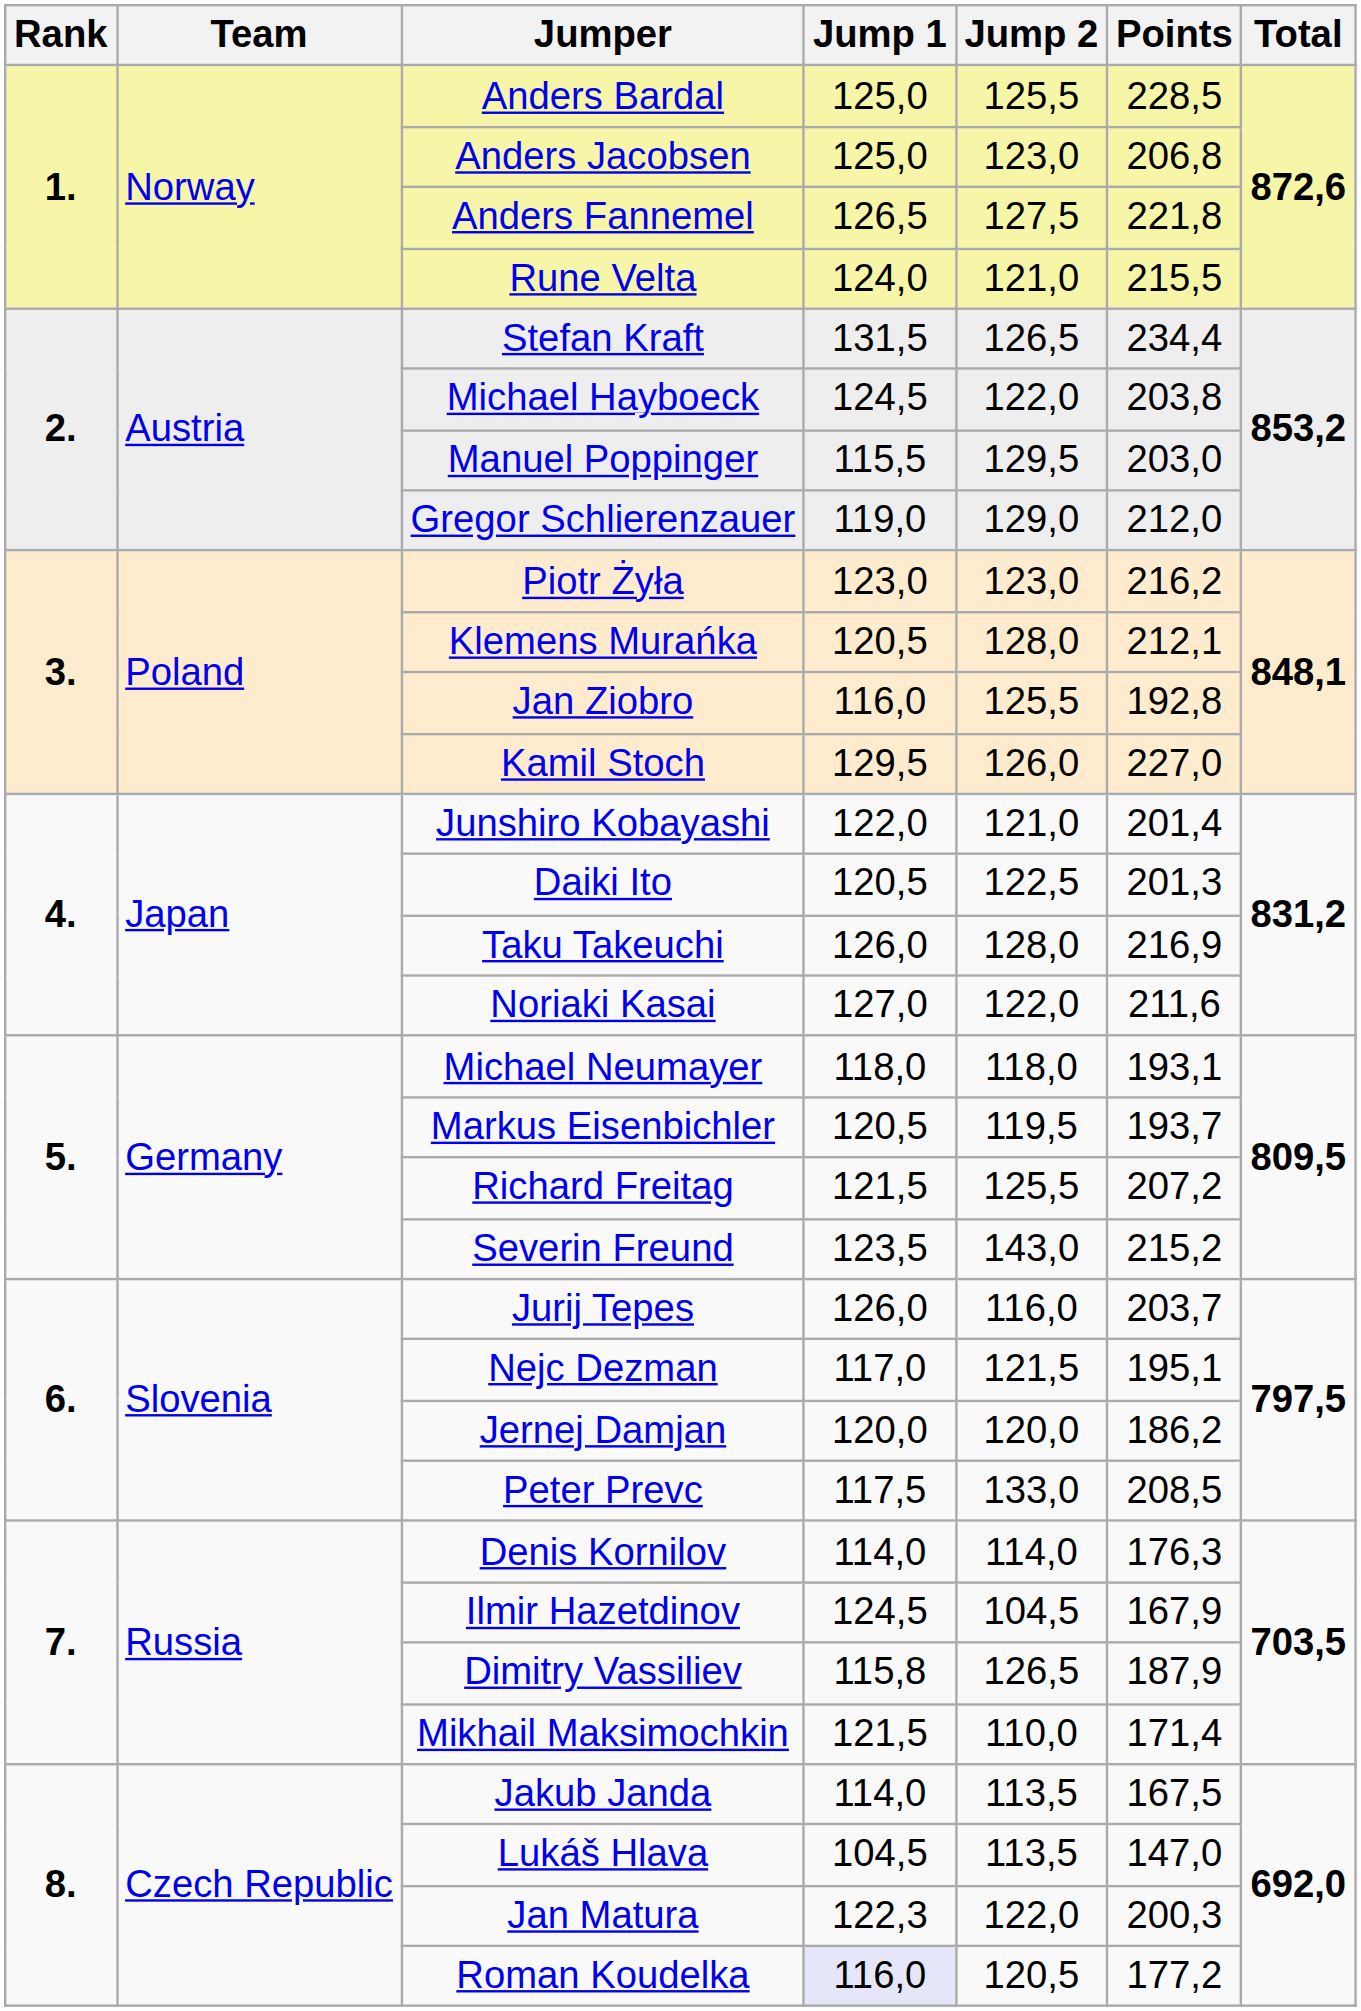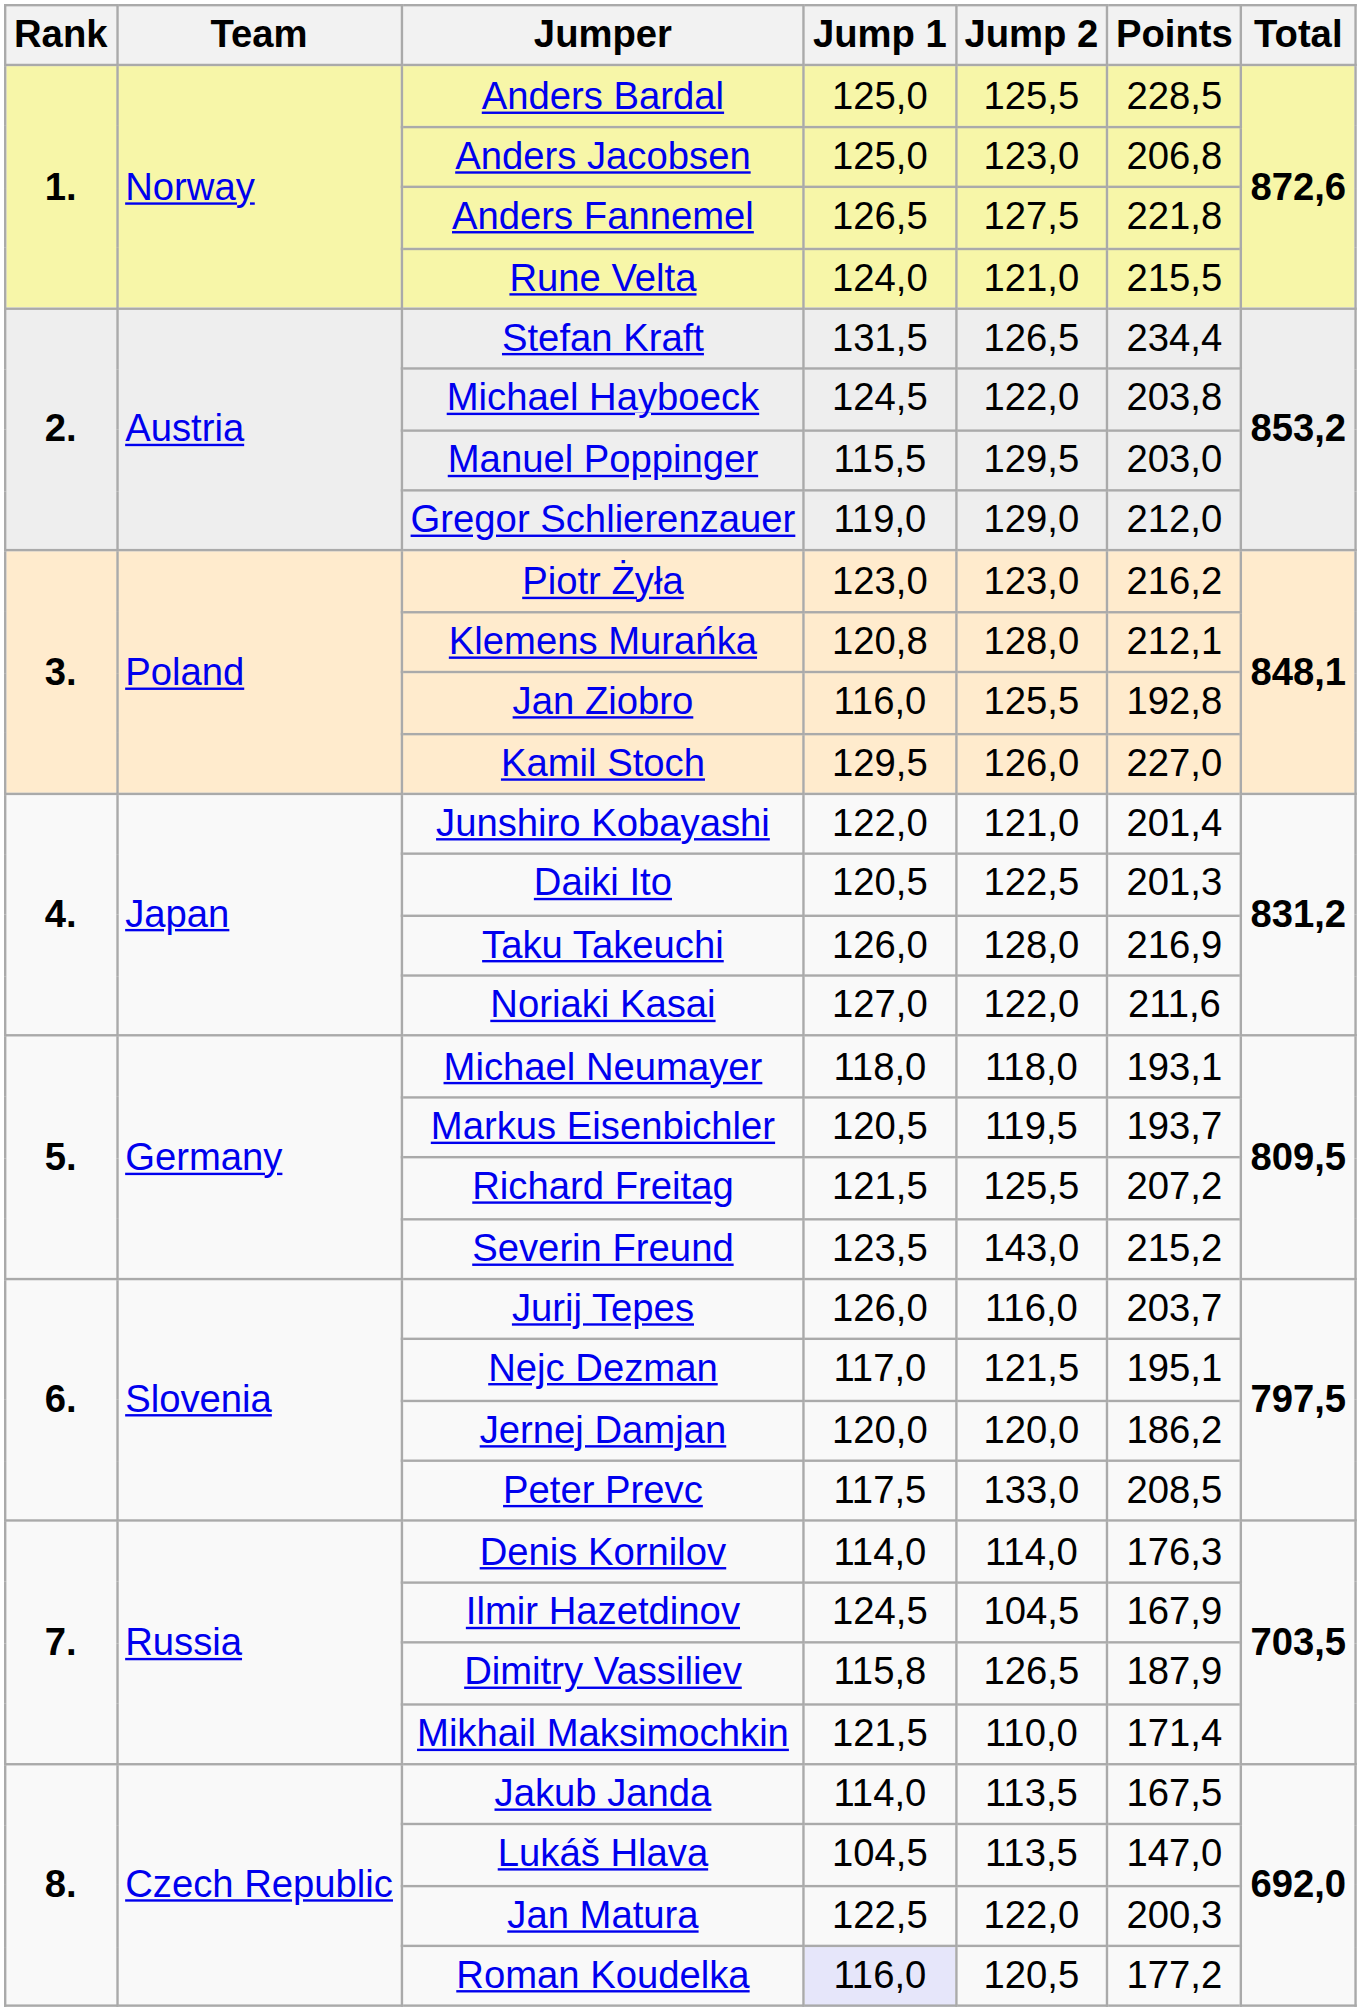(880, 641) 120,5 -> (880, 641) 120,8
(880, 1914) 122,3 -> (880, 1914) 122,5
